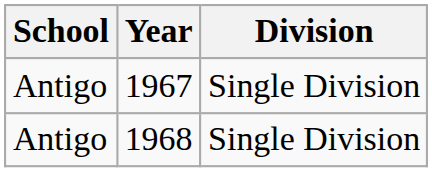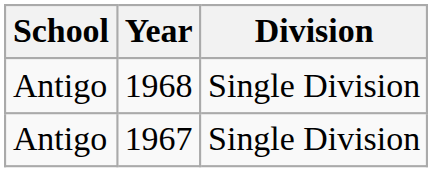rows swapped: (159, 85) <-> (159, 138)
